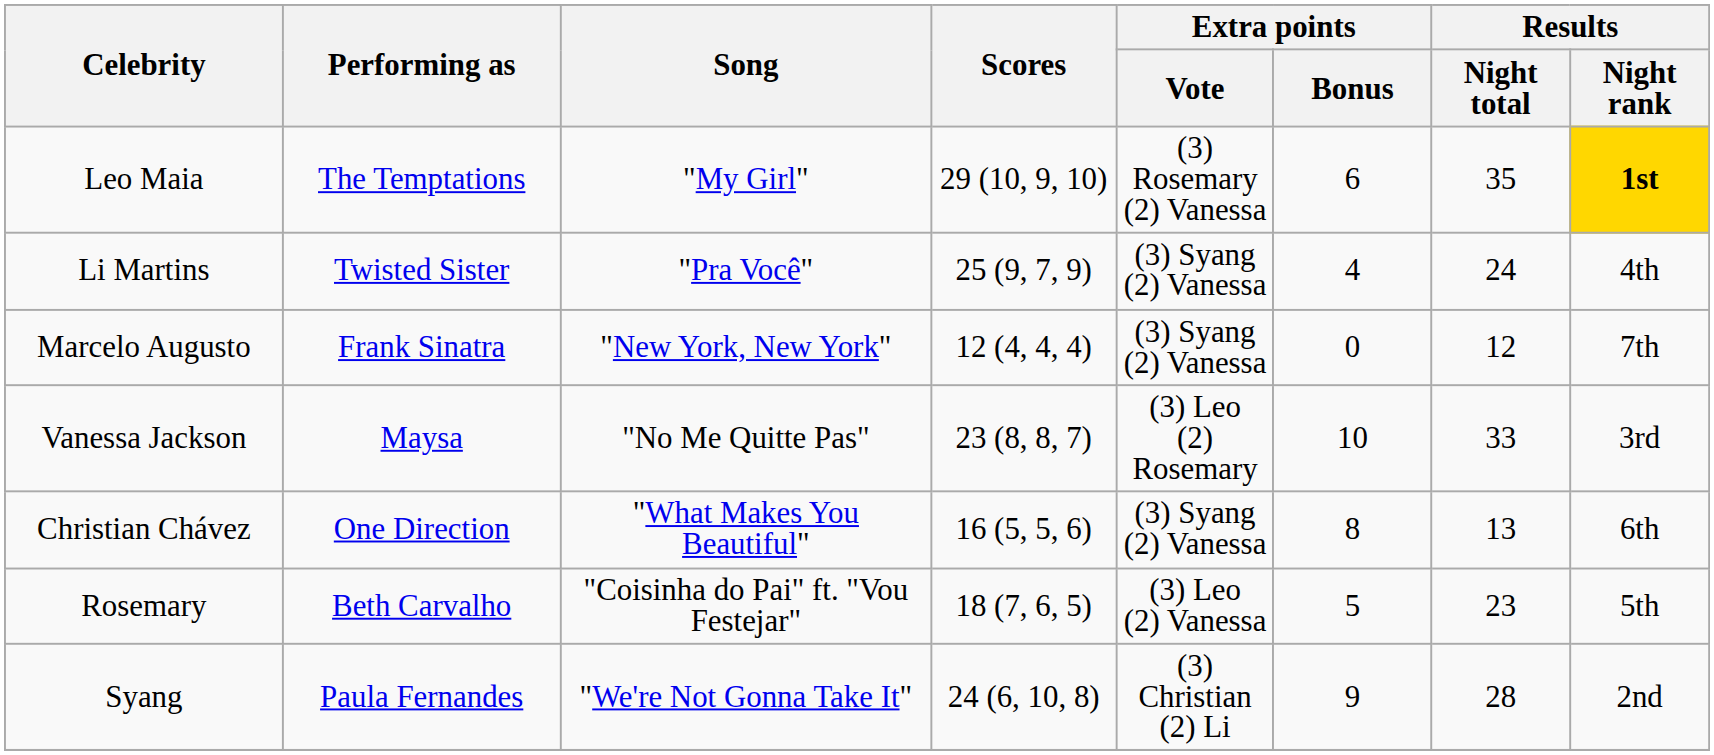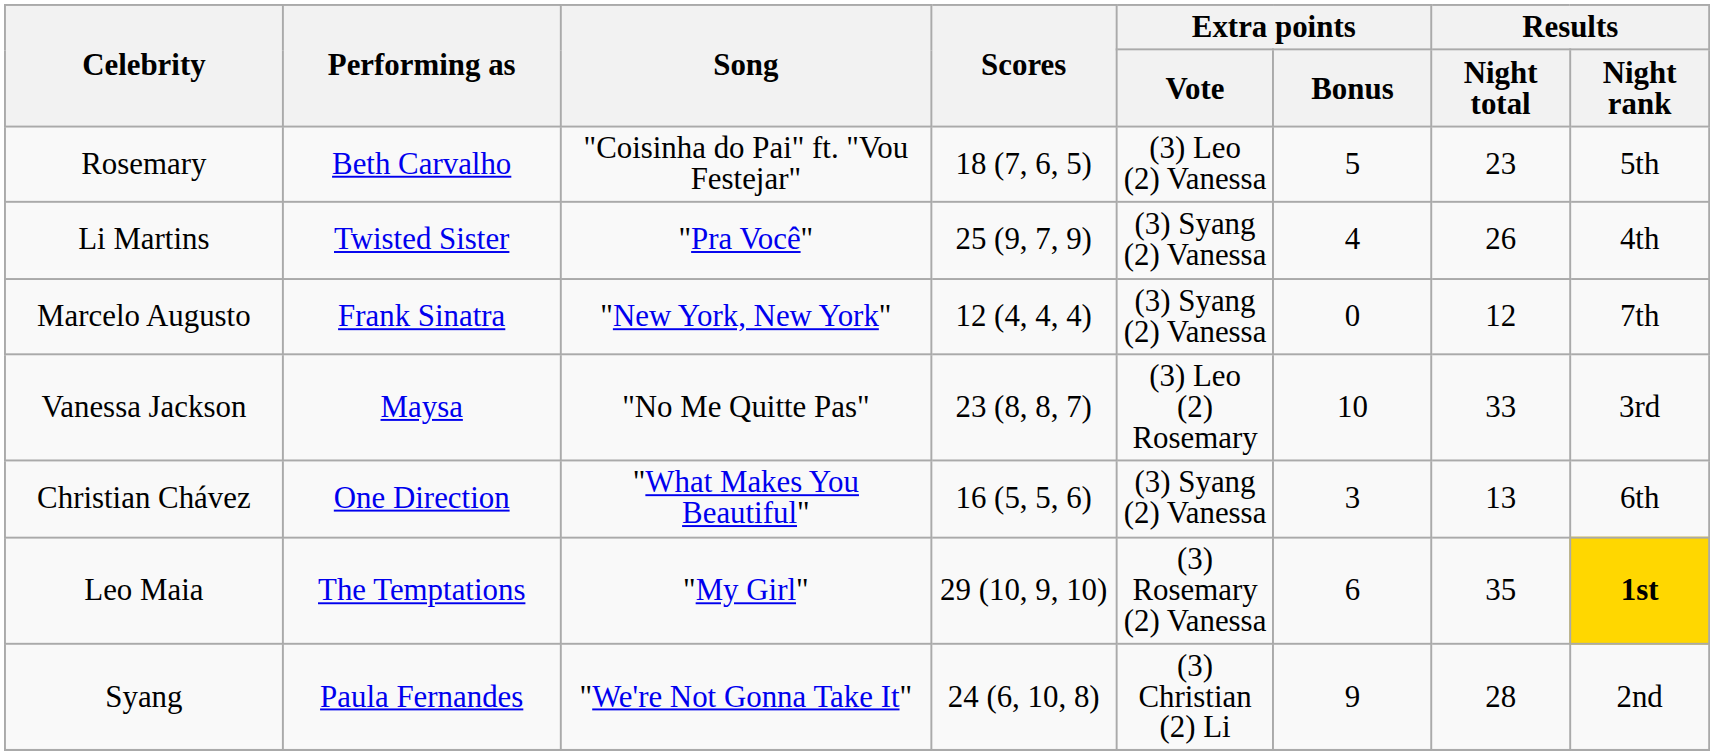rows swapped: (144, 605) <-> (144, 179)
(1501, 270) 24 -> (1501, 239) 26
(1352, 529) 8 -> (1352, 498) 3
